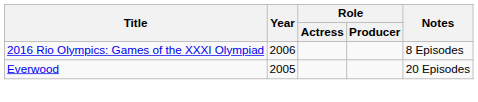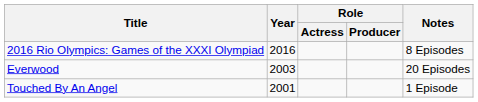(282, 50) 2006 -> (282, 50) 2016
(282, 69) 2005 -> (282, 69) 2003
+ row: (62, 87)
